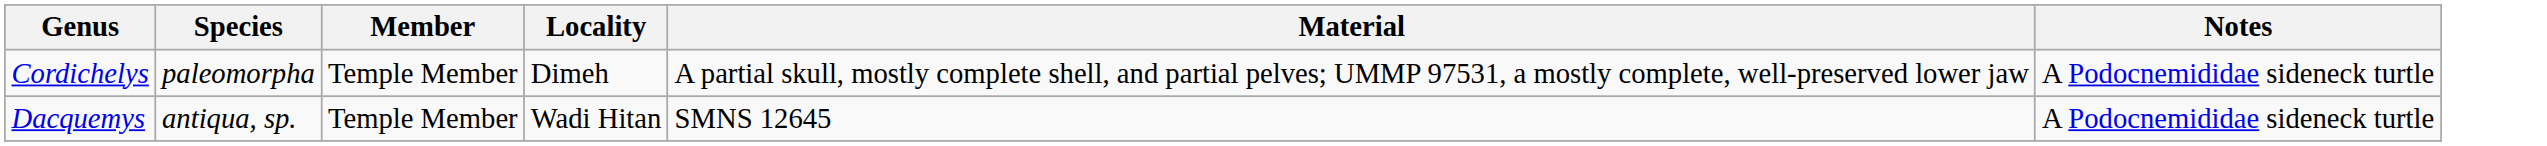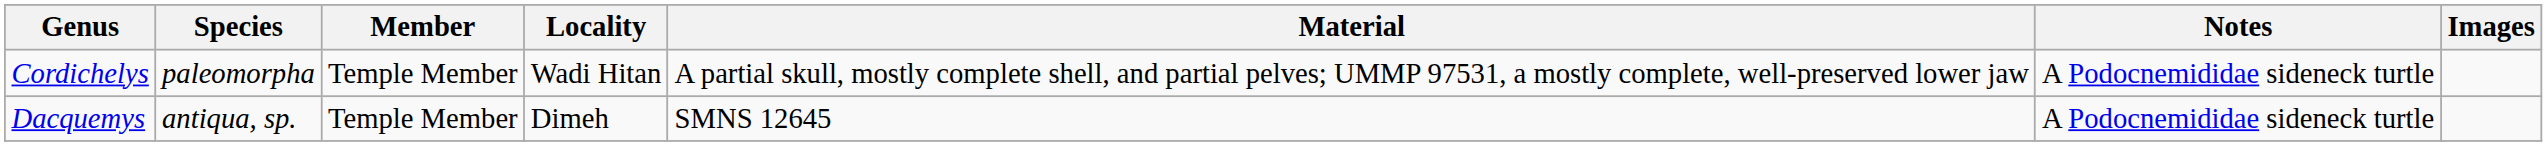+ column: (2491, 27)
(570, 72) Dimeh -> (596, 72) Wadi Hitan
(596, 118) Wadi Hitan -> (570, 118) Dimeh
